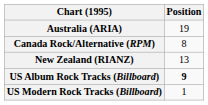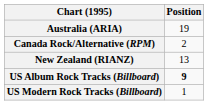(184, 44) 8 -> (184, 44) 2
